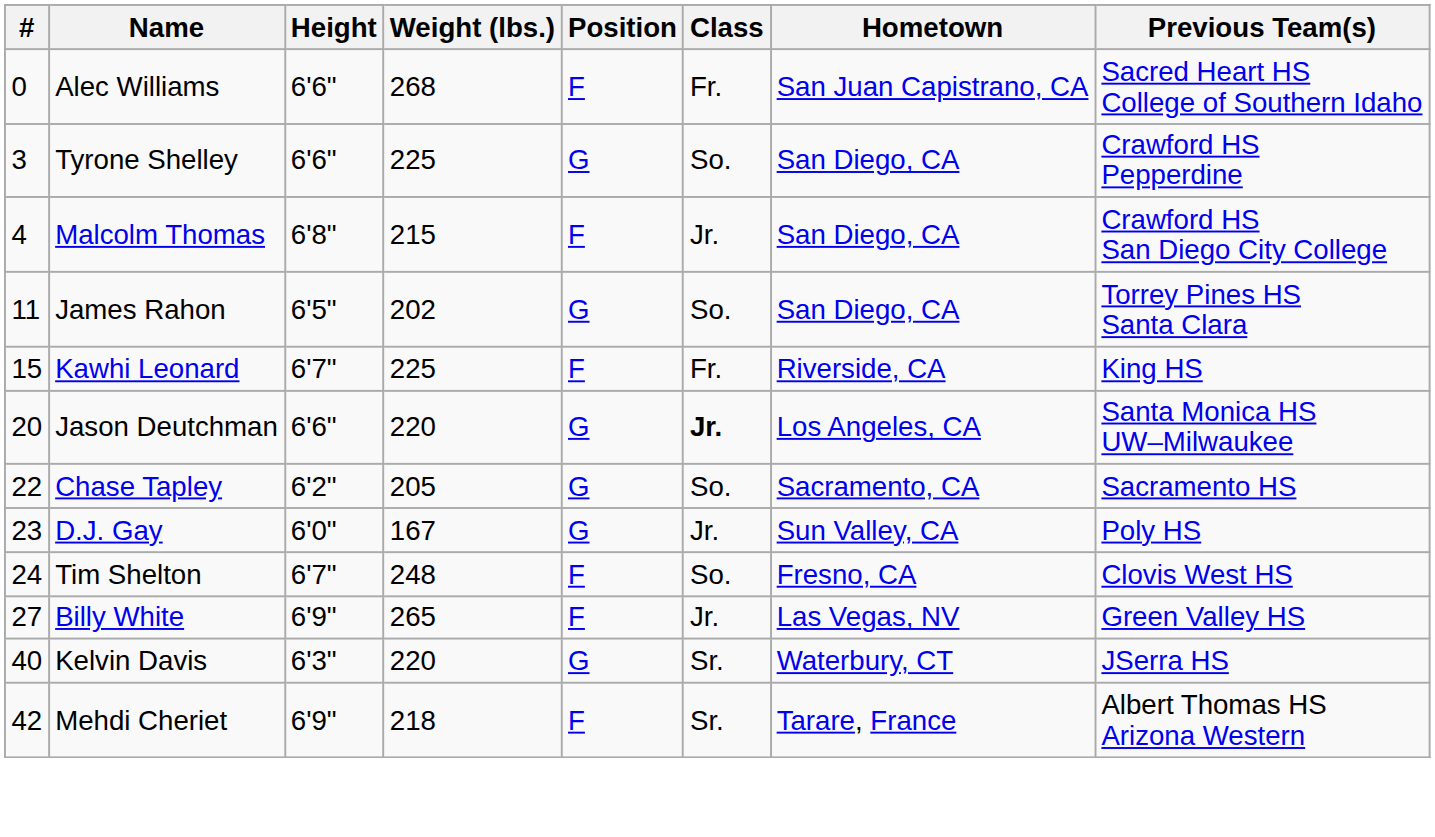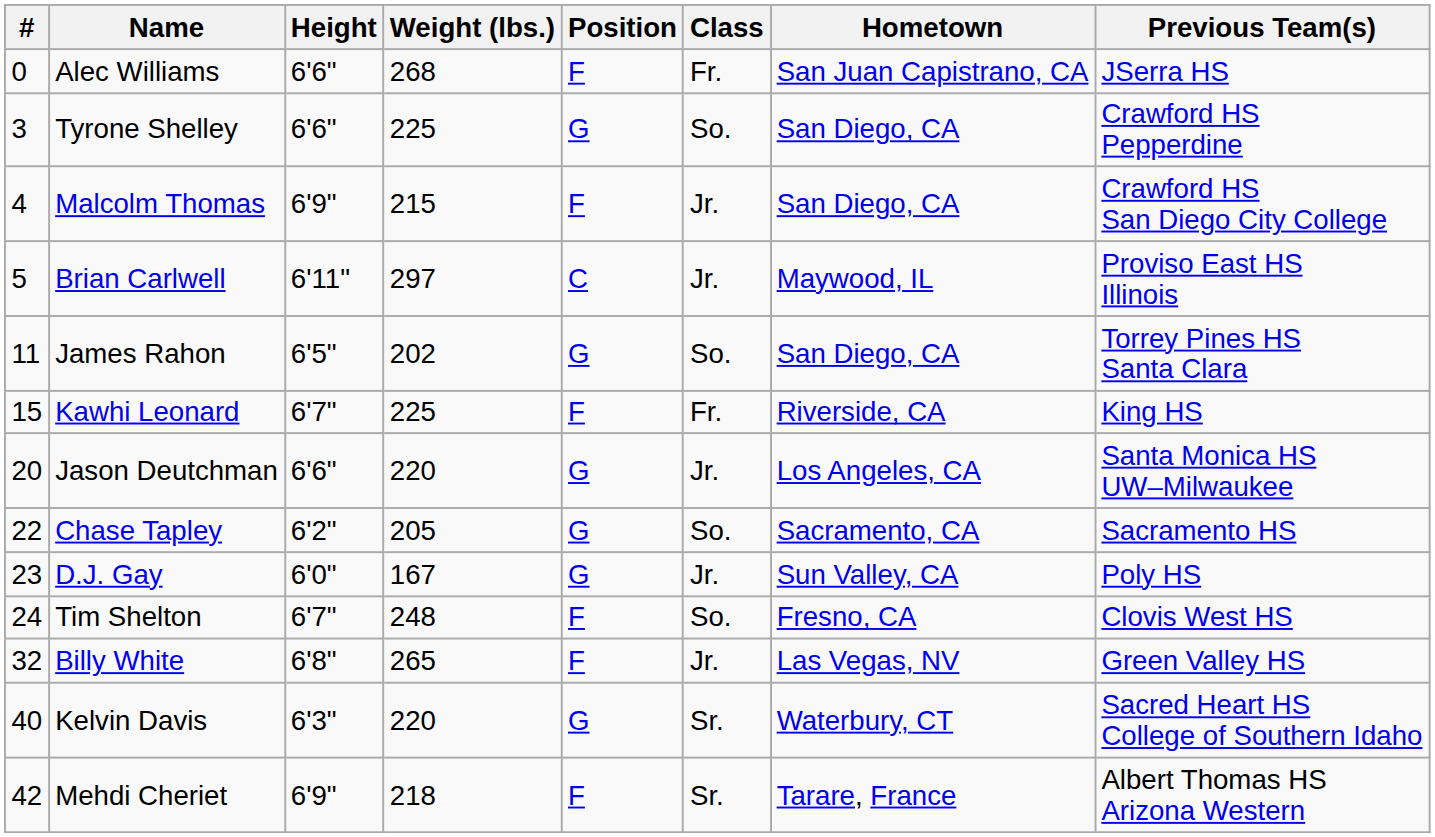(1262, 86) Sacred Heart HS College of Southern Idaho -> (1165, 71) JSerra HS
(314, 235) 6'8" -> (314, 204) 6'9"
+ row: (140, 279)
(706, 428) bold -> (705, 471) normal
(27, 618) 27 -> (27, 661) 32
(314, 618) 6'9" -> (314, 661) 6'8"
(1165, 661) JSerra HS -> (1262, 720) Sacred Heart HS College of Southern Idaho
